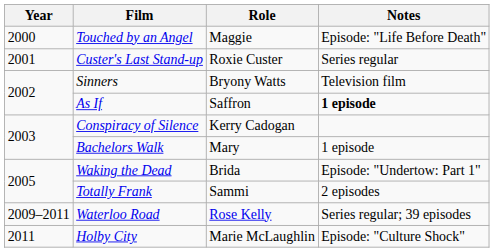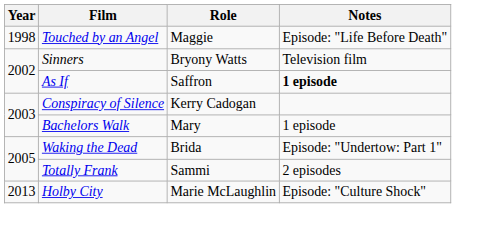(22, 37) 2000 -> (22, 37) 1998
- row: (140, 59)
- row: (118, 214)
(21, 236) 2011 -> (22, 192) 2013
